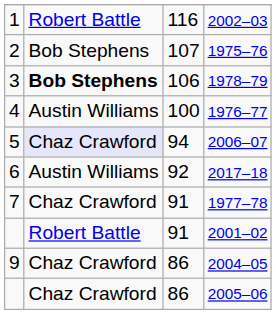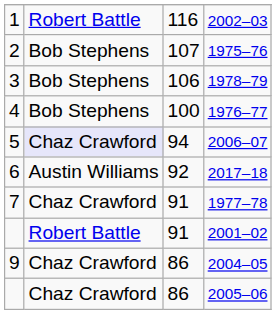(93, 80) bold -> (89, 80) normal
(94, 111) Austin Williams -> (89, 111) Bob Stephens
